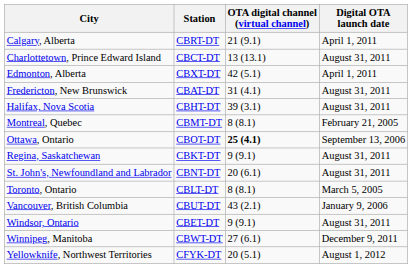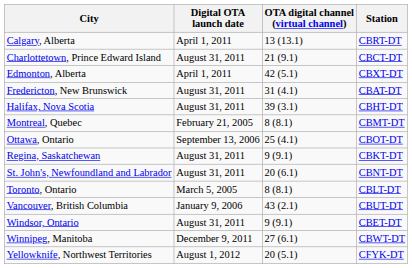columns swapped: (199, 18) <-> (363, 18)
(244, 40) 21 (9.1) -> (284, 40) 13 (13.1)
(247, 57) 13 (13.1) -> (281, 57) 21 (9.1)
(244, 139) bold -> (281, 139) normal
